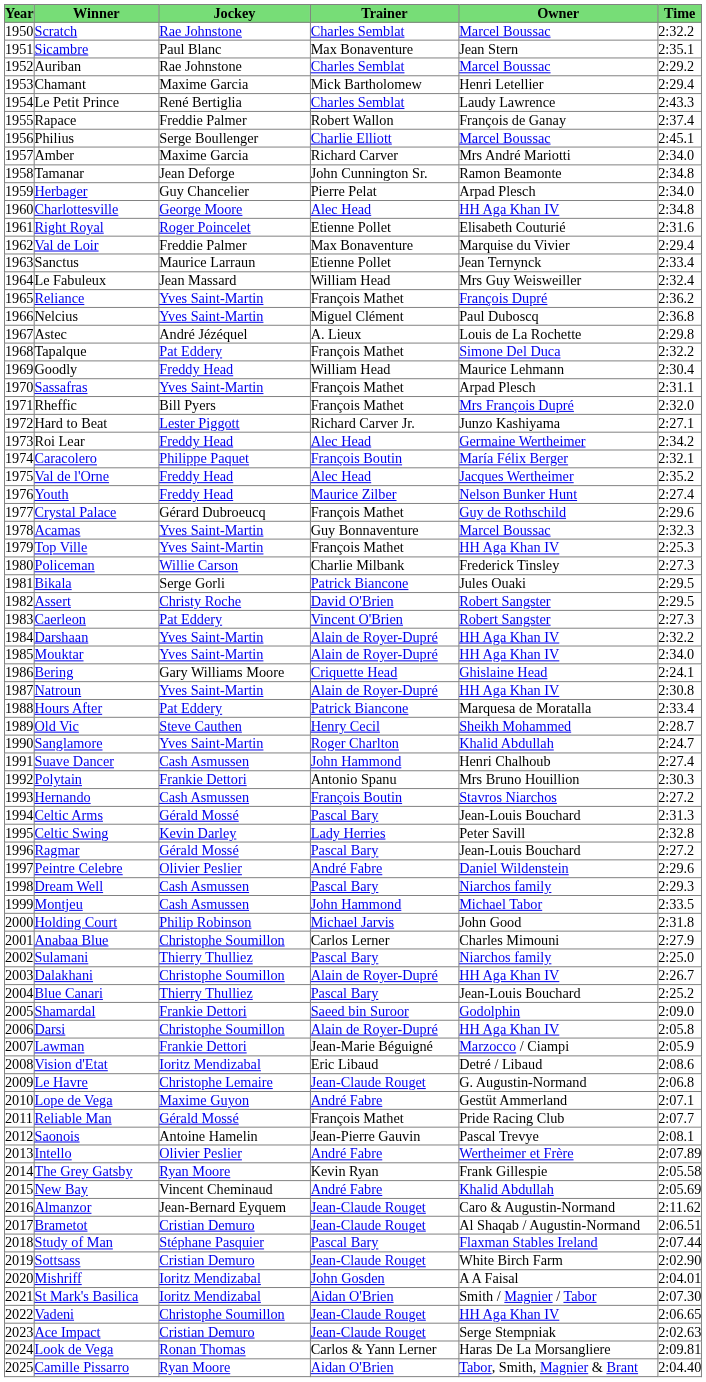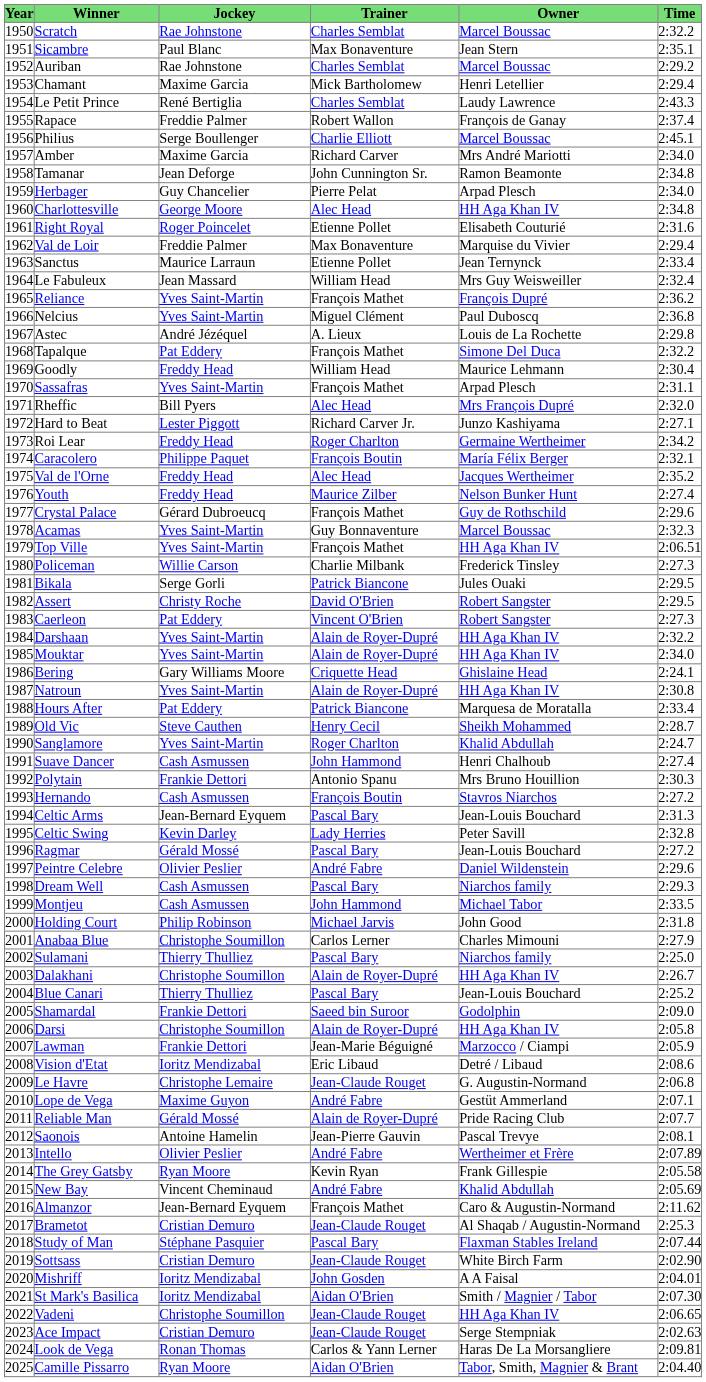(357, 405) François Mathet -> (341, 405) Alec Head
(341, 441) Alec Head -> (355, 441) Roger Charlton
(676, 548) 2:25.3 -> (680, 548) 2:06.51
(199, 815) Gérald Mossé -> (223, 815) Jean-Bernard Eyquem
(357, 1118) François Mathet -> (374, 1118) Alain de Royer-Dupré
(368, 1207) Jean-Claude Rouget -> (357, 1207) François Mathet
(680, 1225) 2:06.51 -> (676, 1225) 2:25.3
